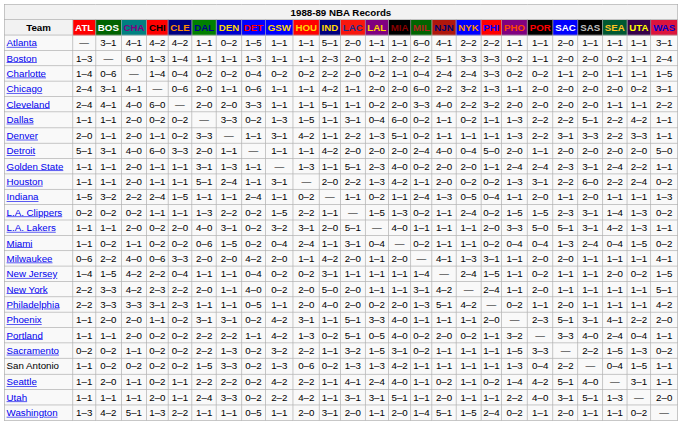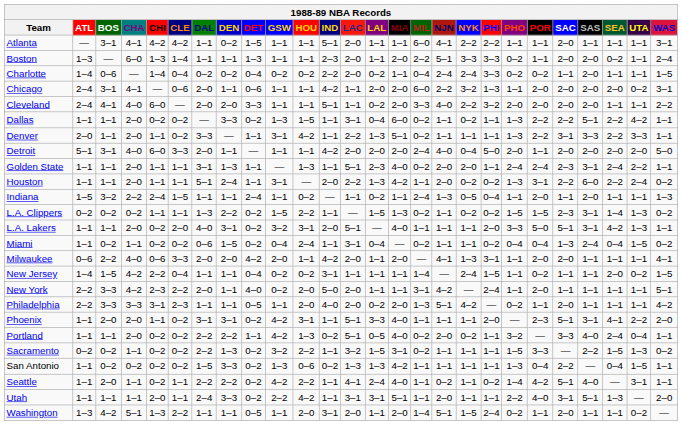(469, 212) 2–4 -> (469, 212) 0–2
